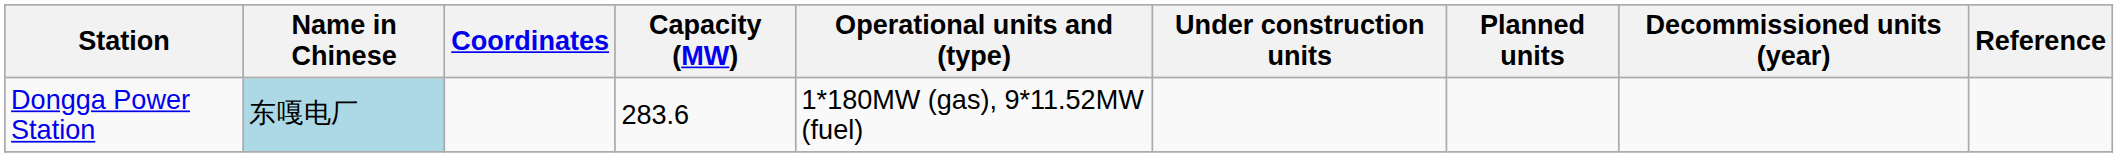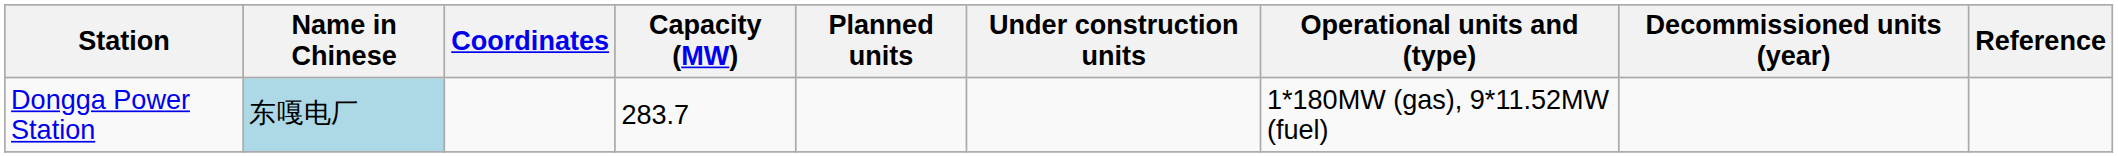columns swapped: (974, 41) <-> (1532, 41)
(655, 114) 283.6 -> (655, 114) 283.7
